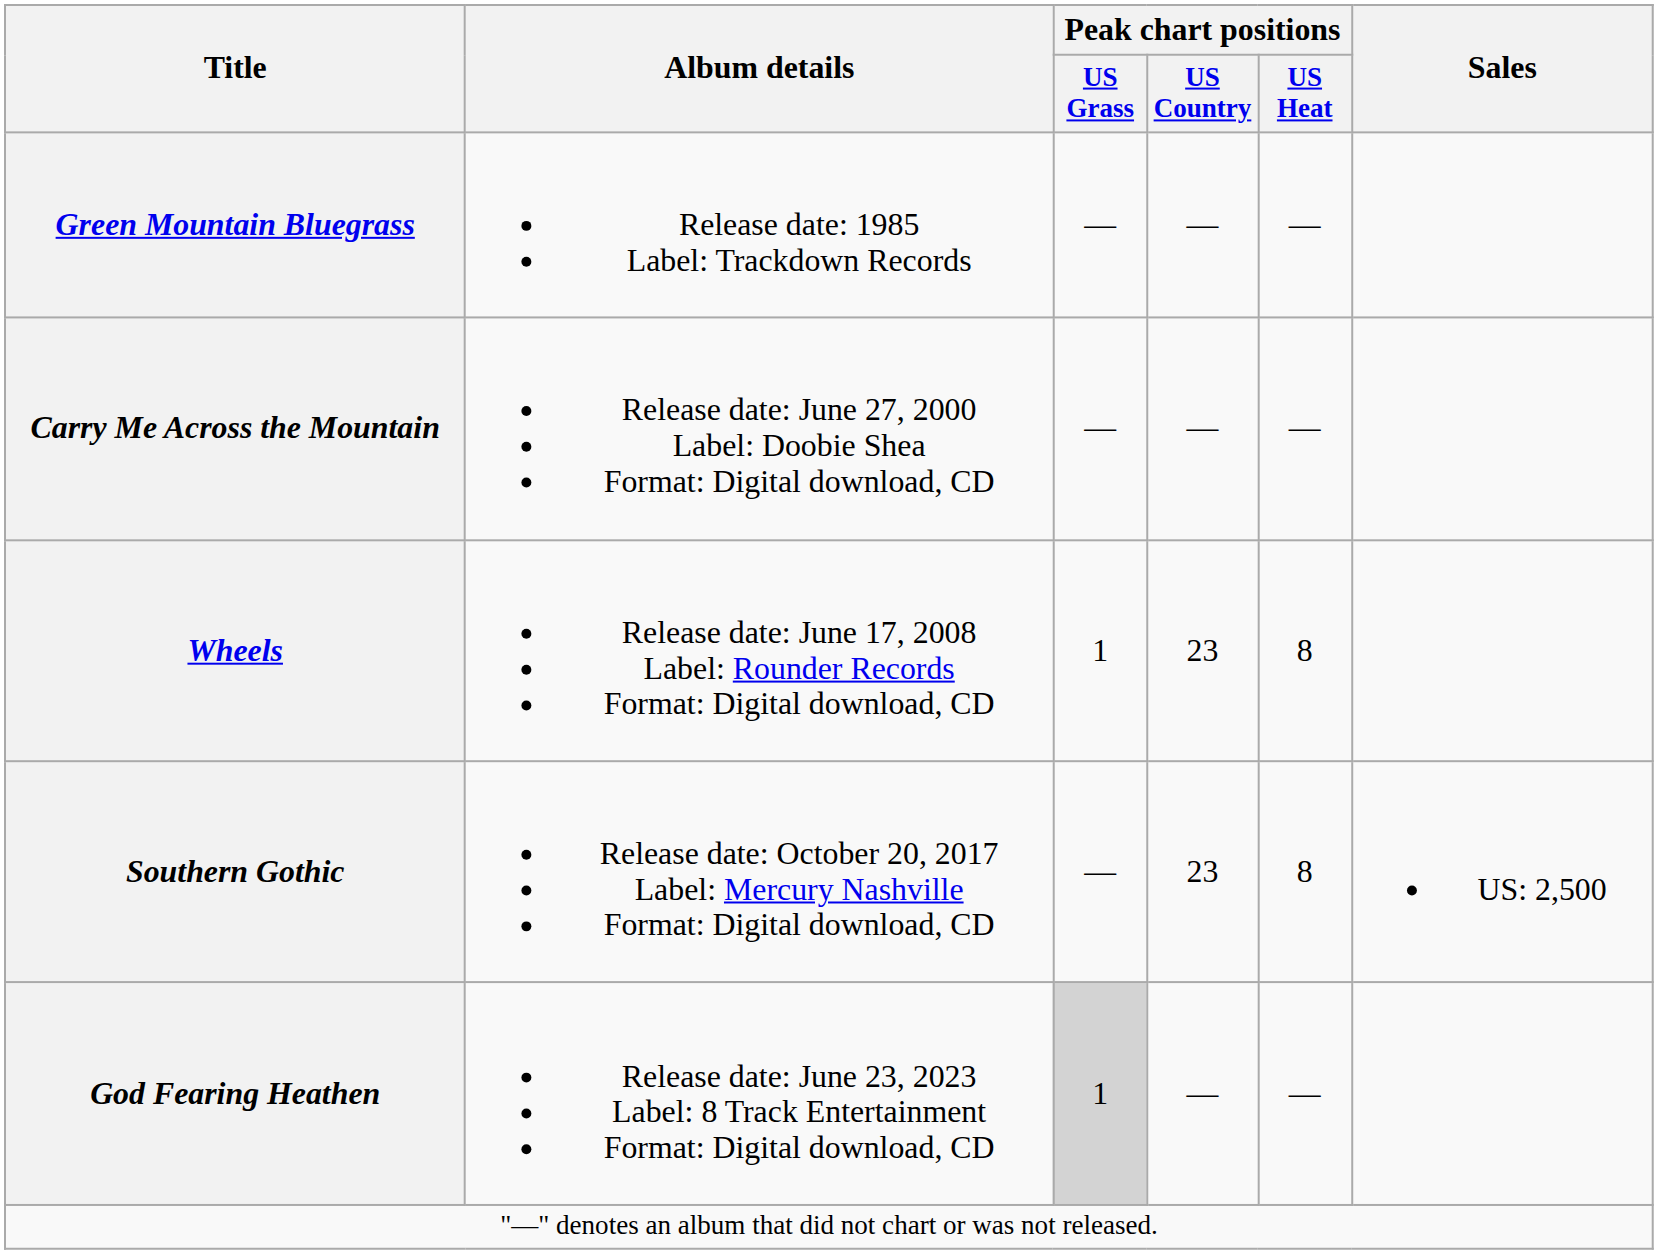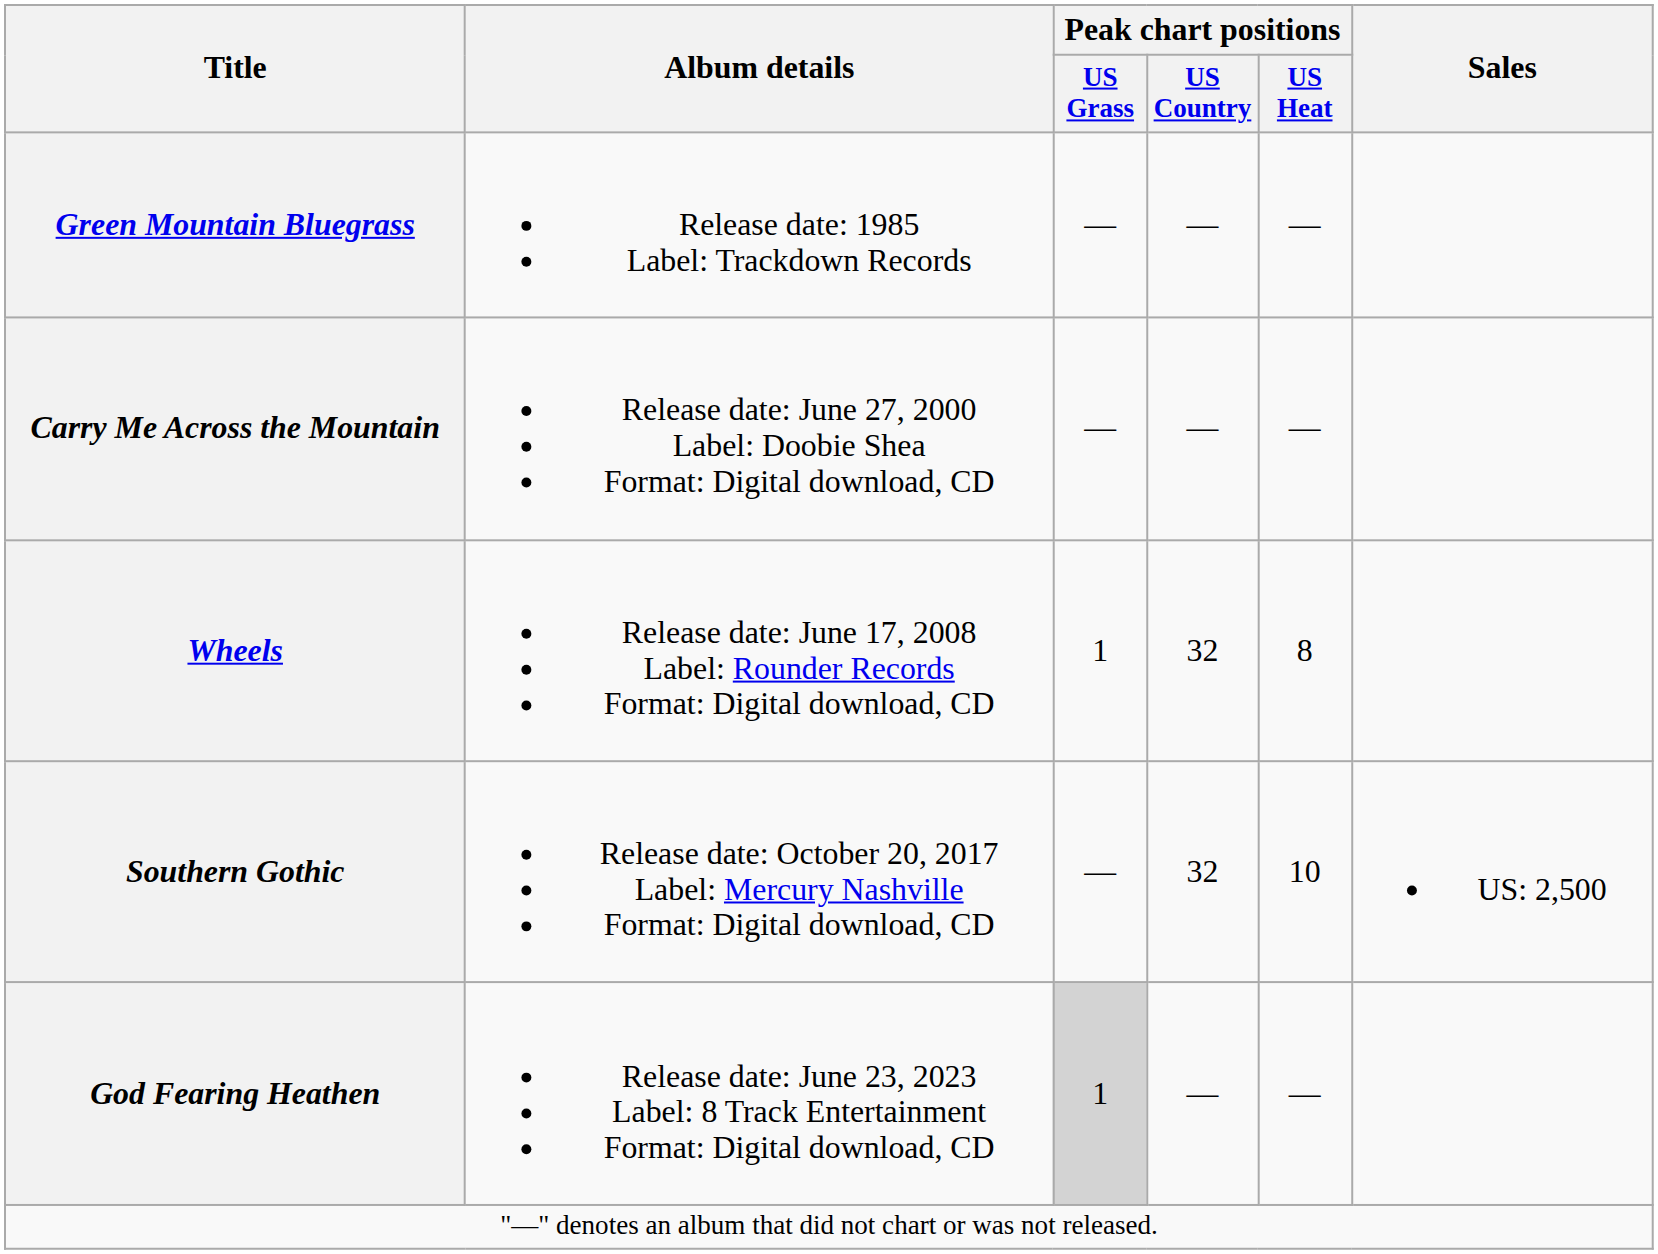(1202, 649) 23 -> (1202, 649) 32
(1202, 871) 23 -> (1202, 871) 32
(1305, 871) 8 -> (1305, 871) 10
